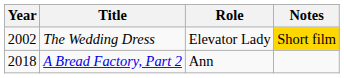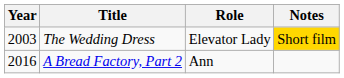(22, 38) 2002 -> (22, 38) 2003
(22, 61) 2018 -> (22, 61) 2016
